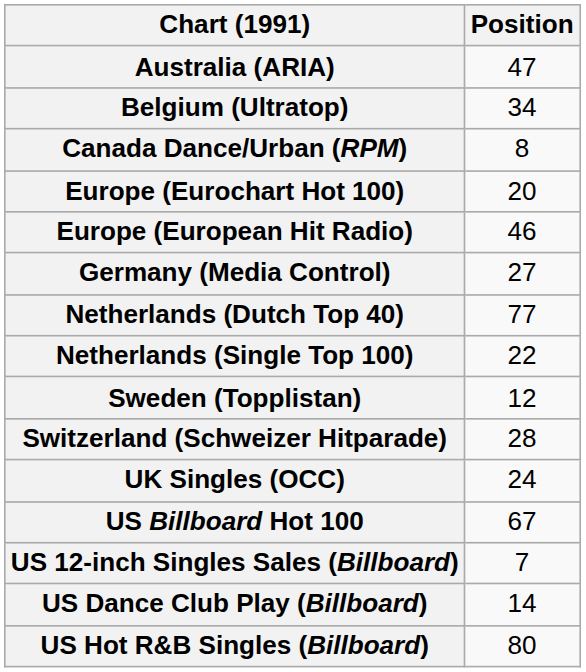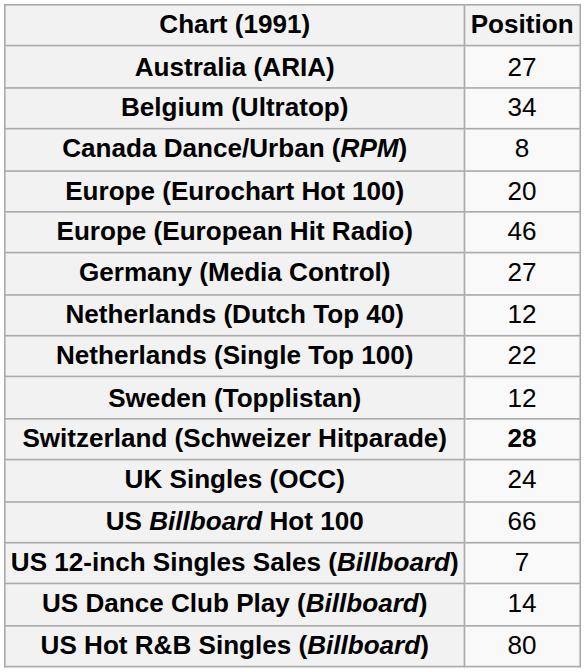(522, 66) 47 -> (522, 66) 27
(522, 314) 77 -> (522, 314) 12
(522, 438) normal -> (522, 438) bold
(522, 521) 67 -> (522, 521) 66
